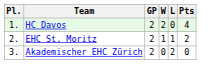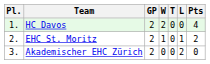+ column: (173, 11)
